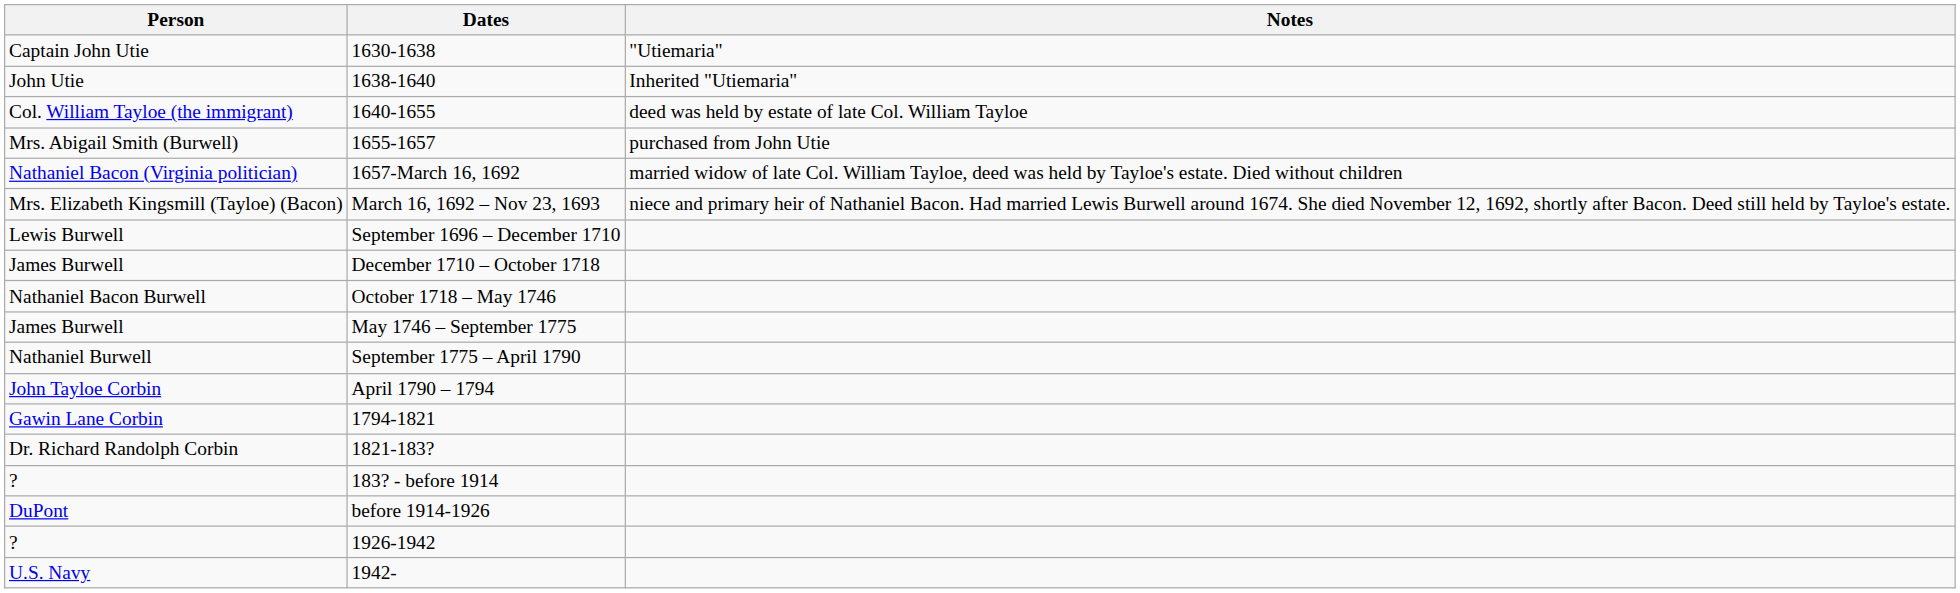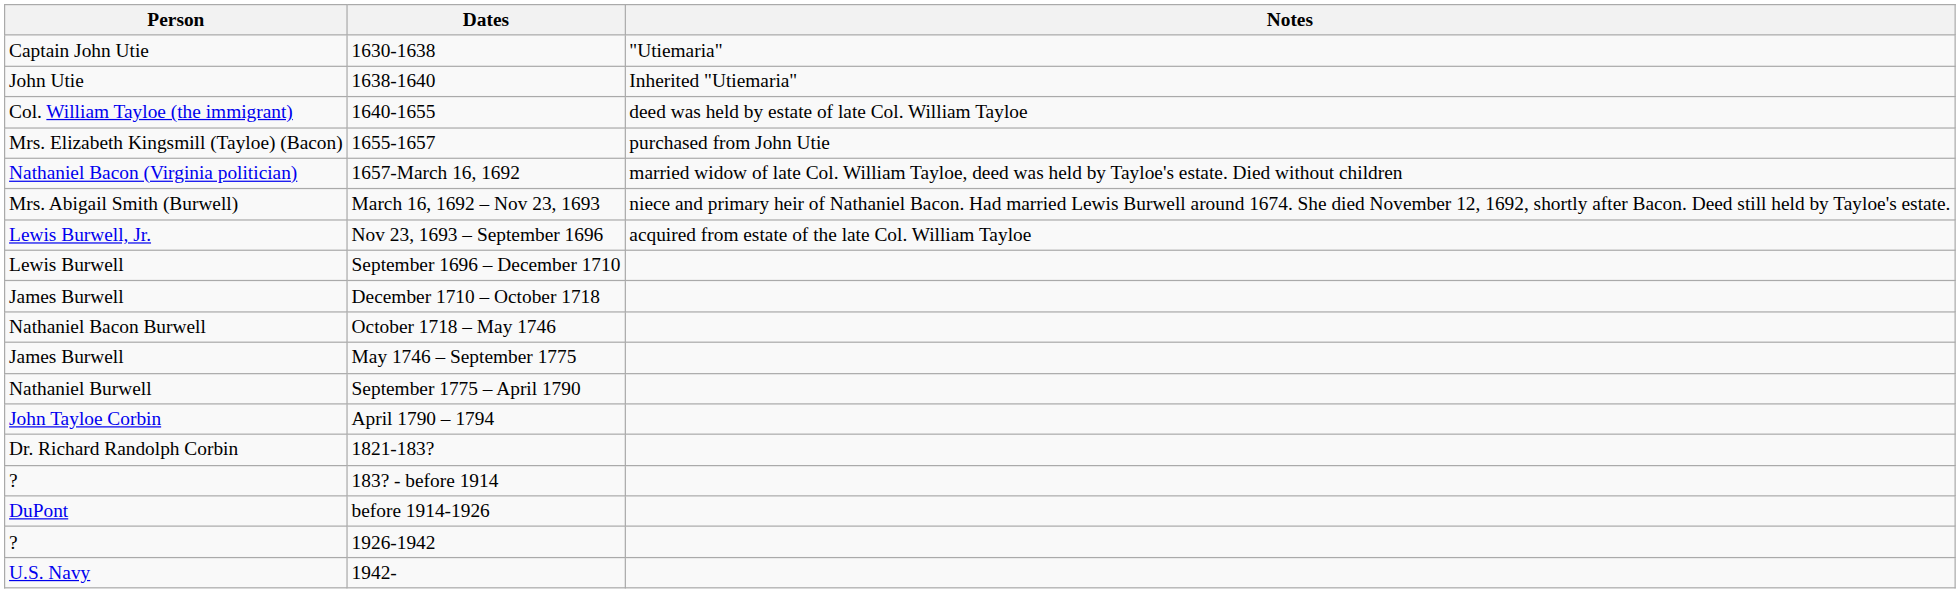(124, 142) Mrs. Abigail Smith (Burwell) -> (176, 142) Mrs. Elizabeth Kingsmill (Tayloe) (Bacon)
(176, 204) Mrs. Elizabeth Kingsmill (Tayloe) (Bacon) -> (124, 204) Mrs. Abigail Smith (Burwell)
+ row: (477, 234)
- row: (394, 419)
